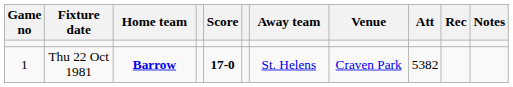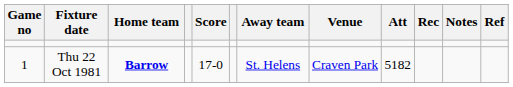+ column: (494, 22)
(223, 64) bold -> (211, 64) normal
(425, 64) 5382 -> (398, 64) 5182
